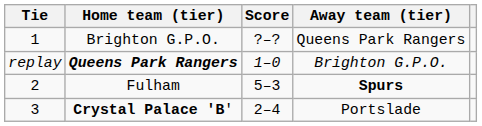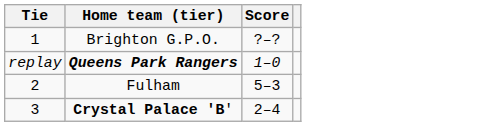- column: (381, 16)
